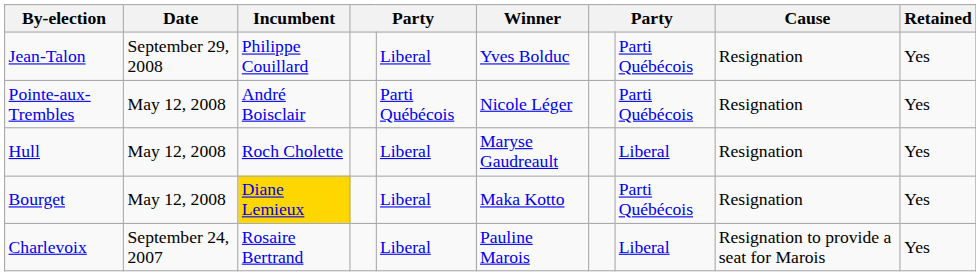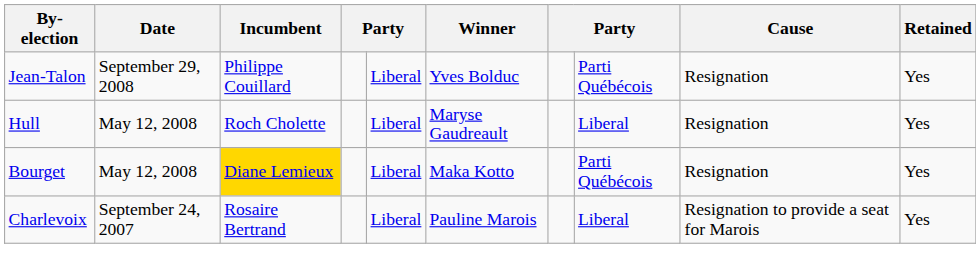- row: (50, 103)
